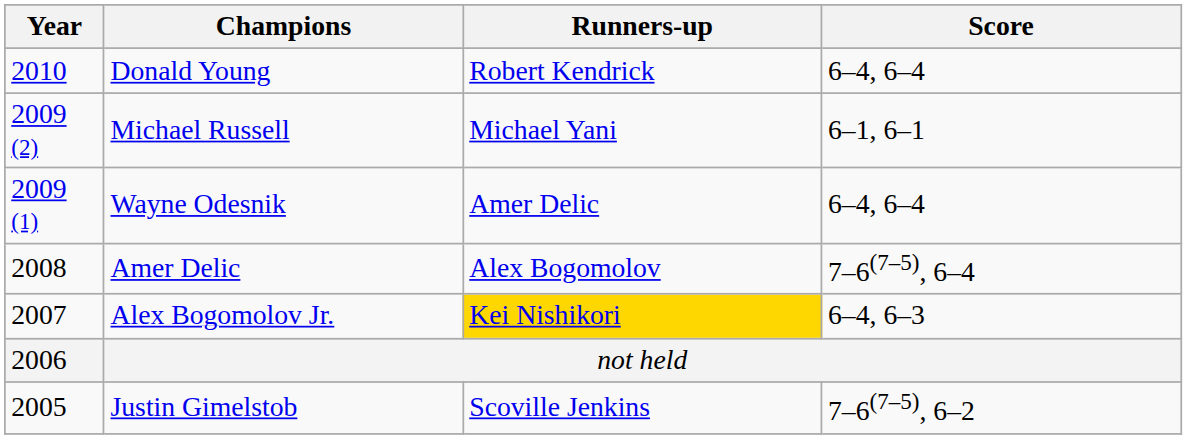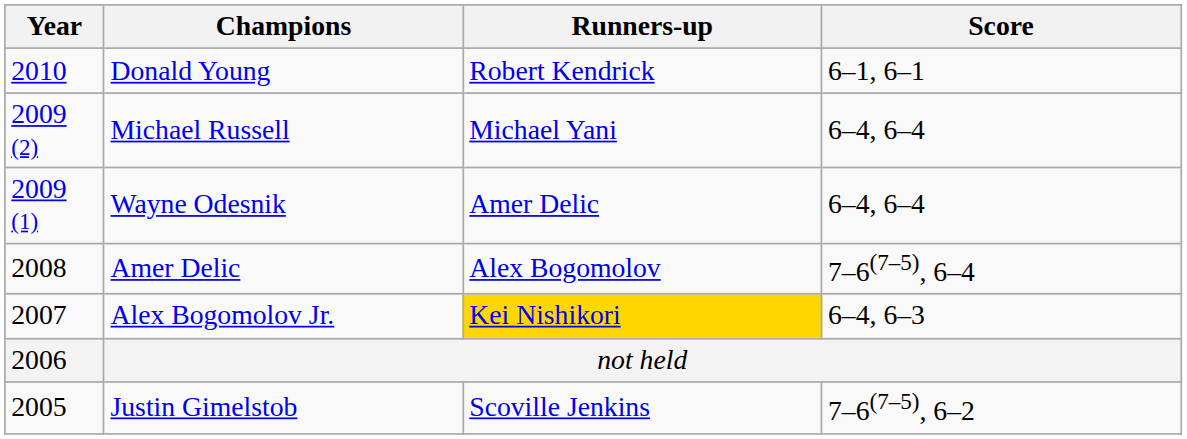(876, 70) 6–4, 6–4 -> (876, 70) 6–1, 6–1
(876, 129) 6–1, 6–1 -> (876, 129) 6–4, 6–4
